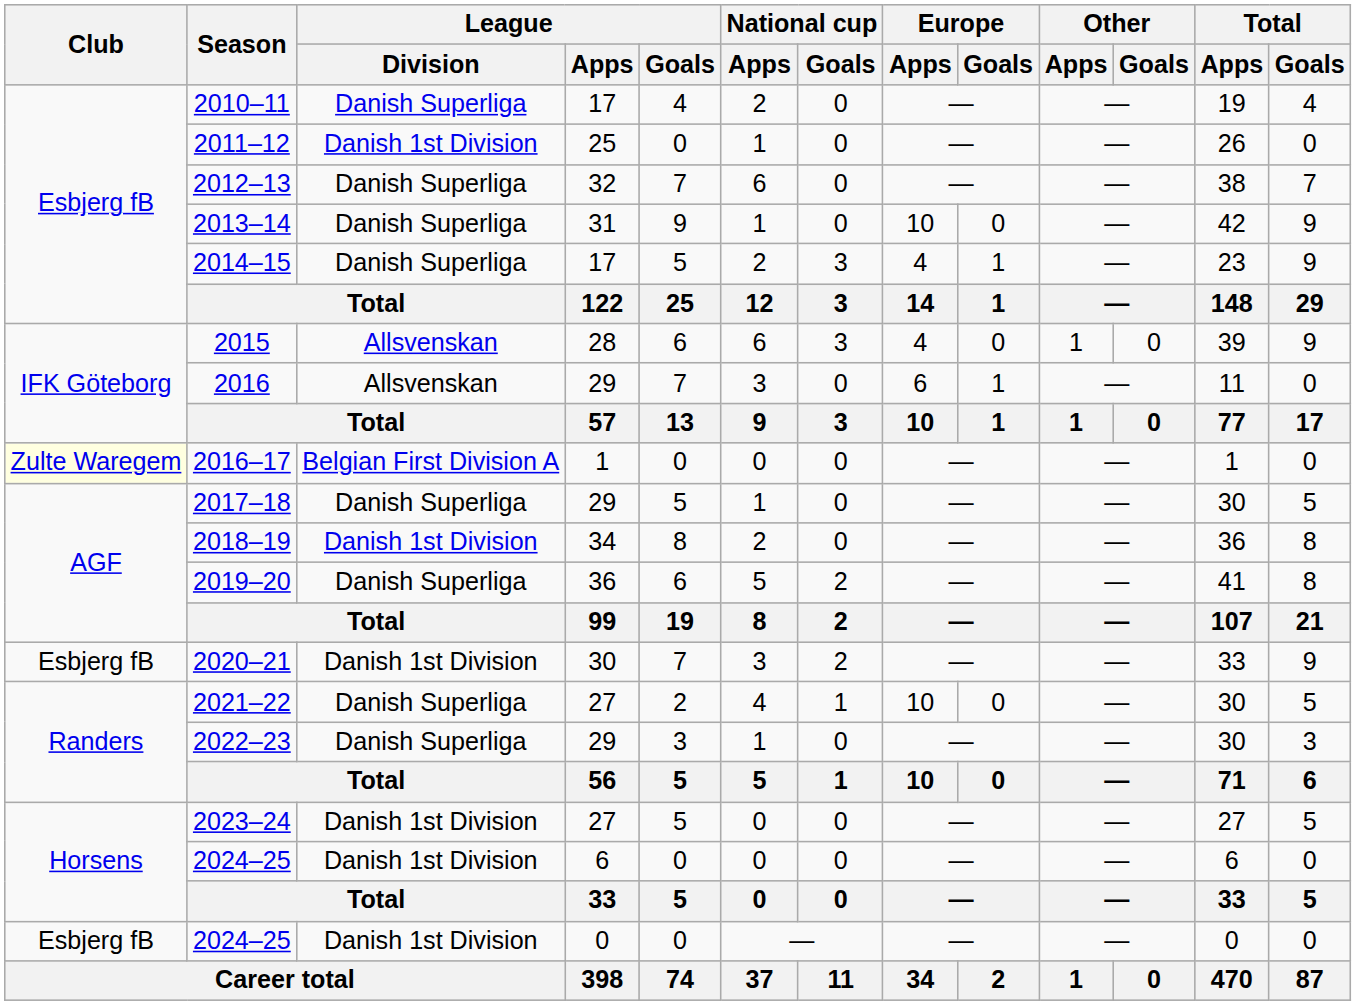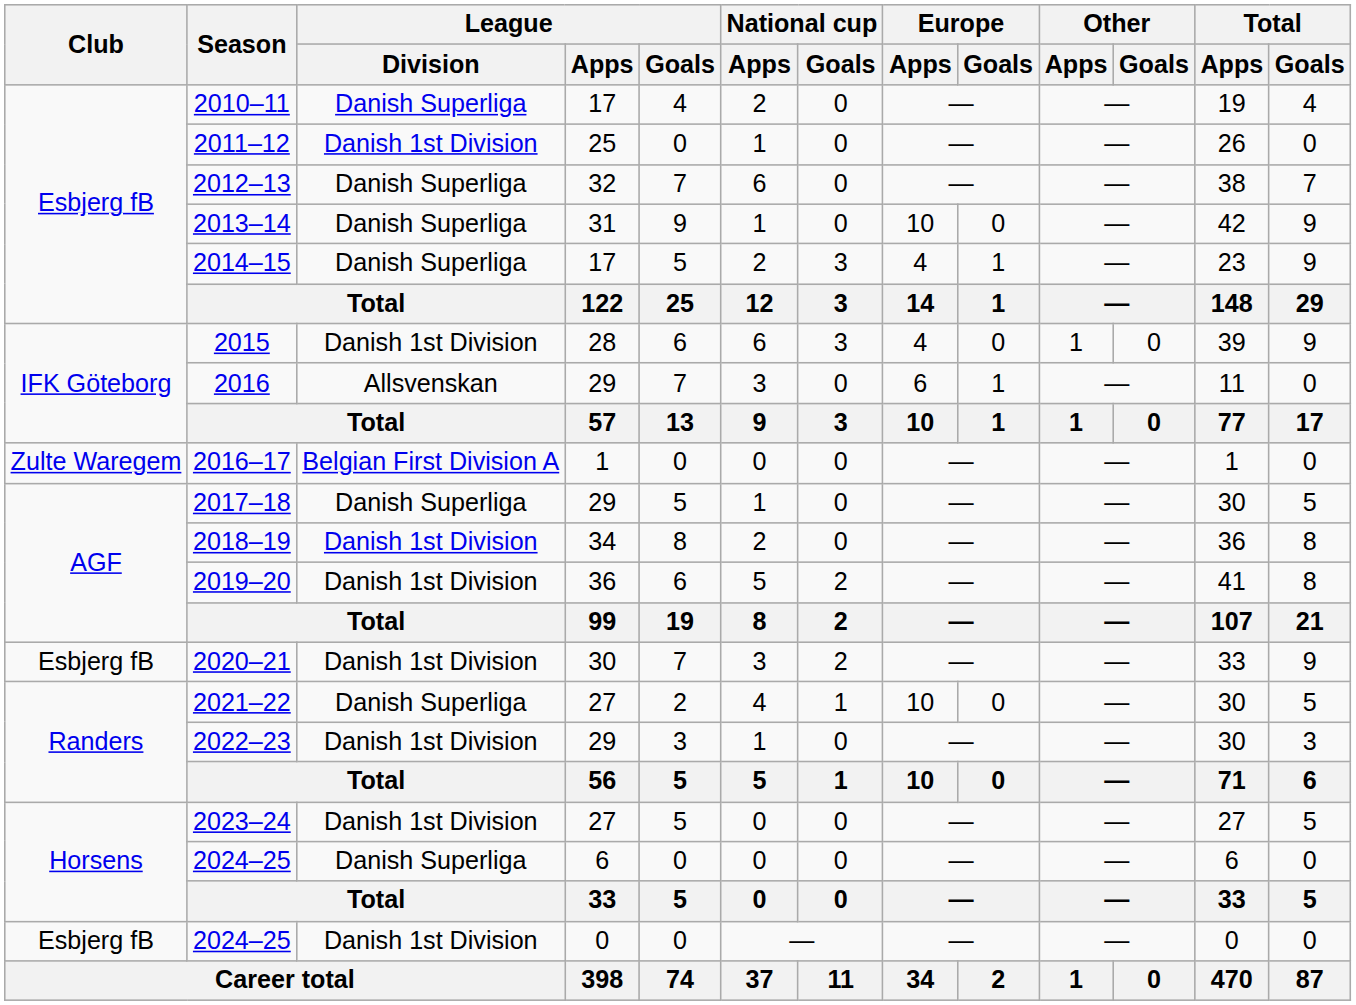(431, 343) Allsvenskan -> (431, 343) Danish 1st Division
(96, 462) lightyellow background -> (96, 462) no background
(431, 582) Danish Superliga -> (431, 582) Danish 1st Division
(431, 741) Danish Superliga -> (431, 741) Danish 1st Division
(431, 861) Danish 1st Division -> (431, 861) Danish Superliga
